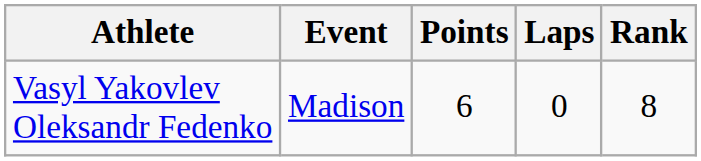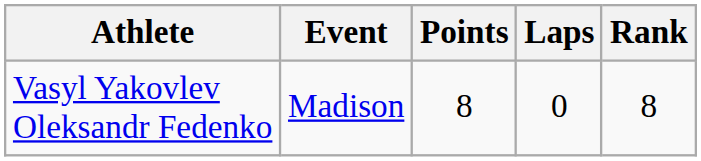(464, 106) 6 -> (464, 106) 8
